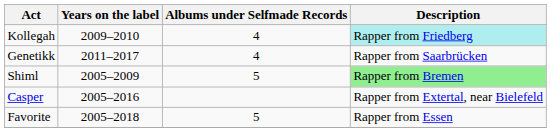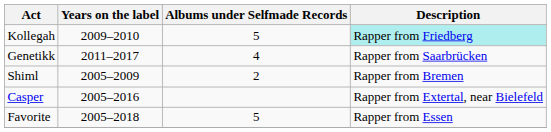(256, 35) 4 -> (256, 35) 5
(256, 76) 5 -> (256, 76) 2
(408, 76) lightgreen background -> (408, 76) no background
